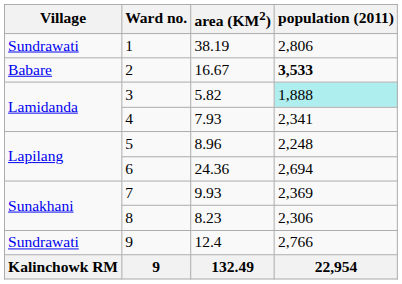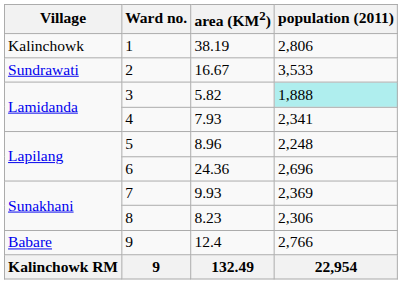(43, 45) Sundrawati -> (46, 45) Kalinchowk
(30, 70) Babare -> (43, 70) Sundrawati
(295, 70) bold -> (295, 70) normal
(295, 168) 2,694 -> (295, 168) 2,696
(43, 242) Sundrawati -> (30, 242) Babare
